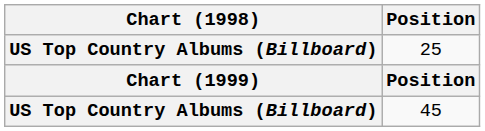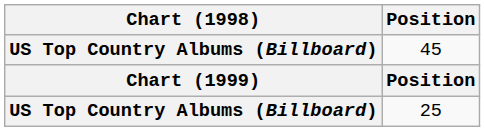rows swapped: (431, 111) <-> (431, 50)
